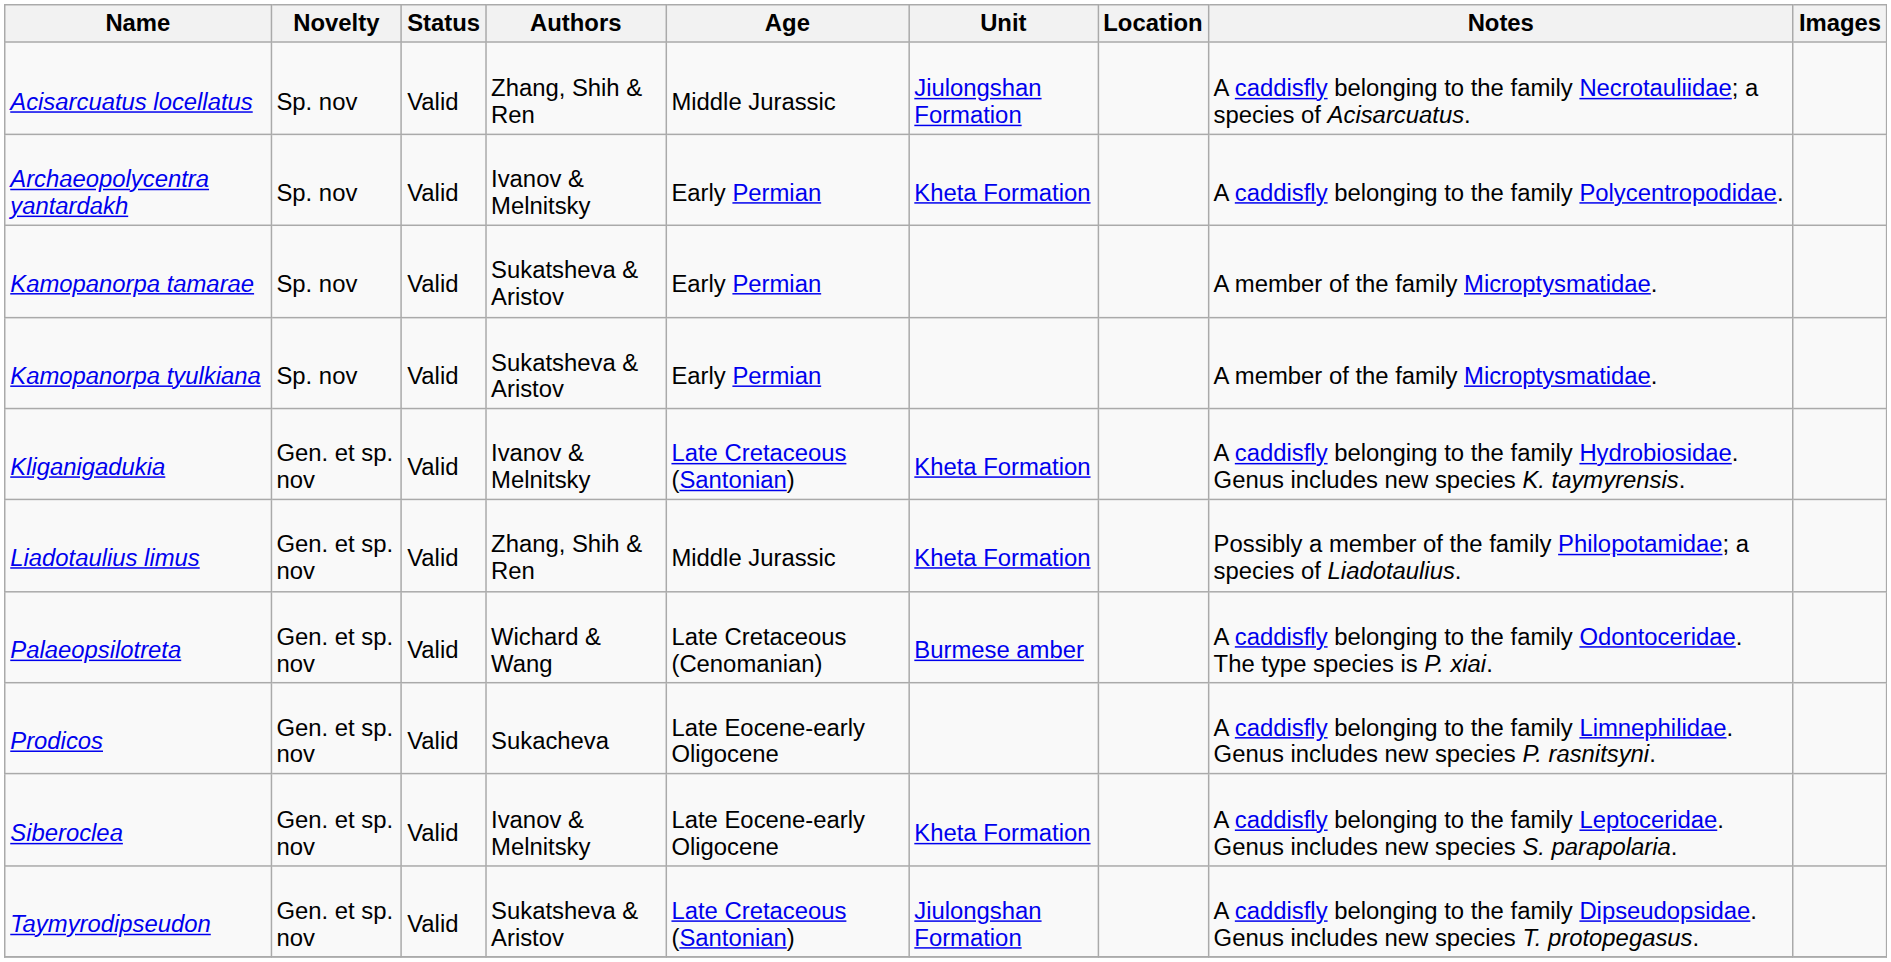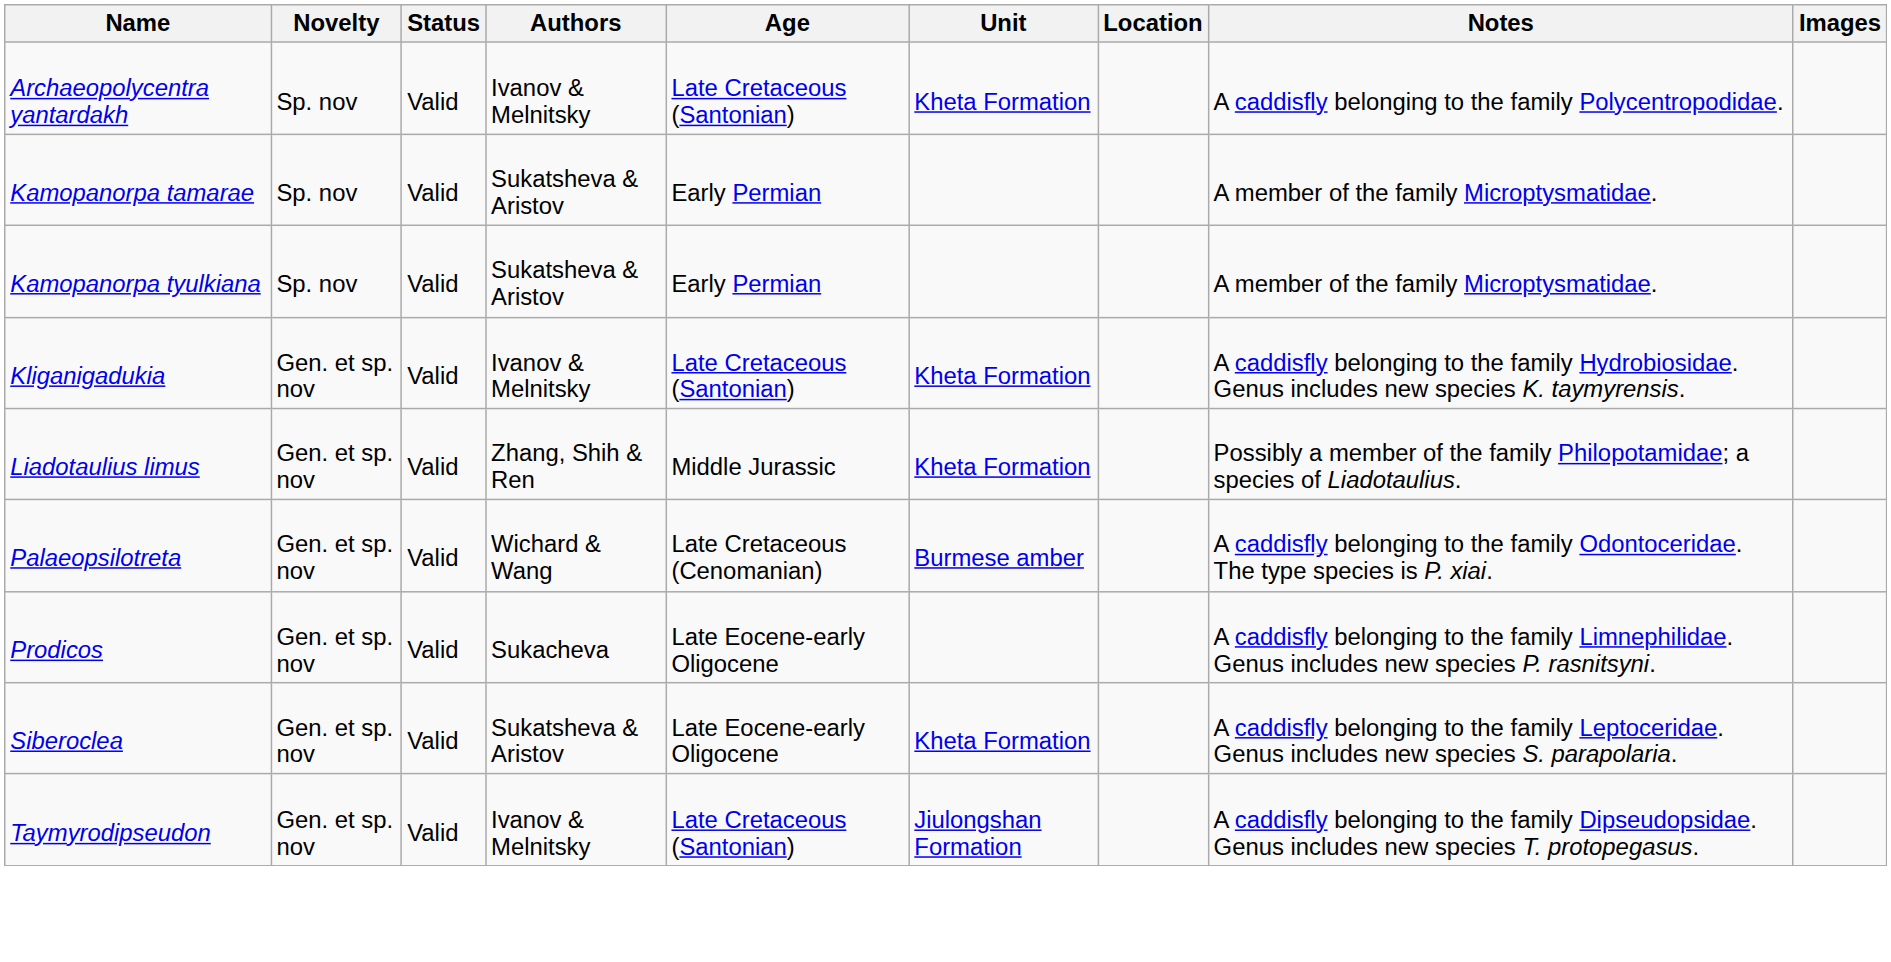- row: (131, 101)
(746, 192) Early Permian -> (759, 101) Late Cretaceous (Santonian)
(541, 833) Ivanov & Melnitsky -> (565, 741) Sukatsheva & Aristov
(565, 924) Sukatsheva & Aristov -> (541, 833) Ivanov & Melnitsky
